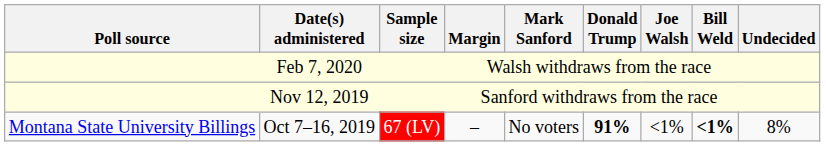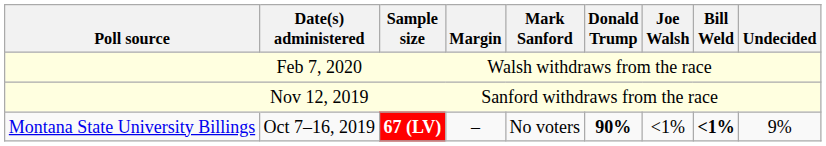(412, 126) normal -> (412, 126) bold
(612, 126) 91% -> (613, 126) 90%
(779, 126) 8% -> (780, 126) 9%
